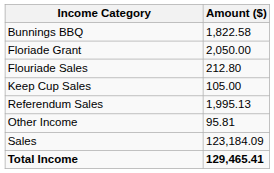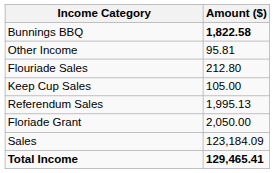(228, 31) normal -> (228, 31) bold
rows swapped: (45, 50) <-> (43, 123)
